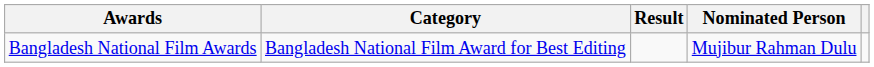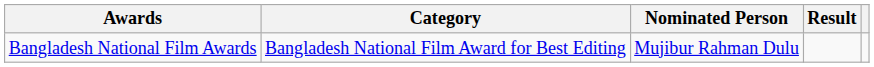columns swapped: (774, 18) <-> (659, 18)
